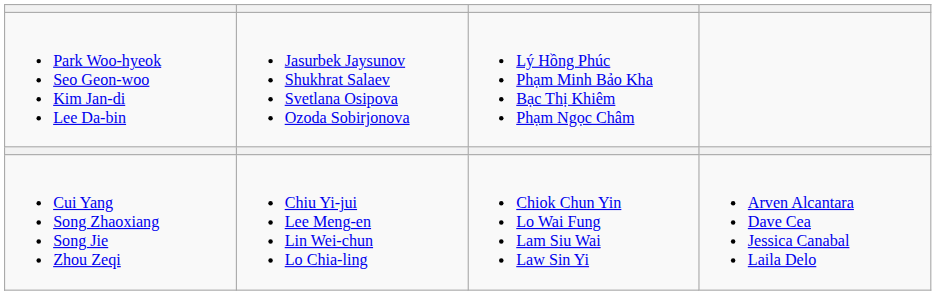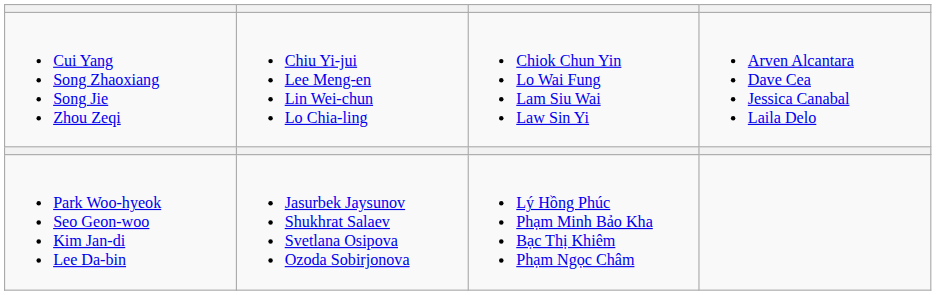rows swapped: (120, 232) <-> (120, 90)
